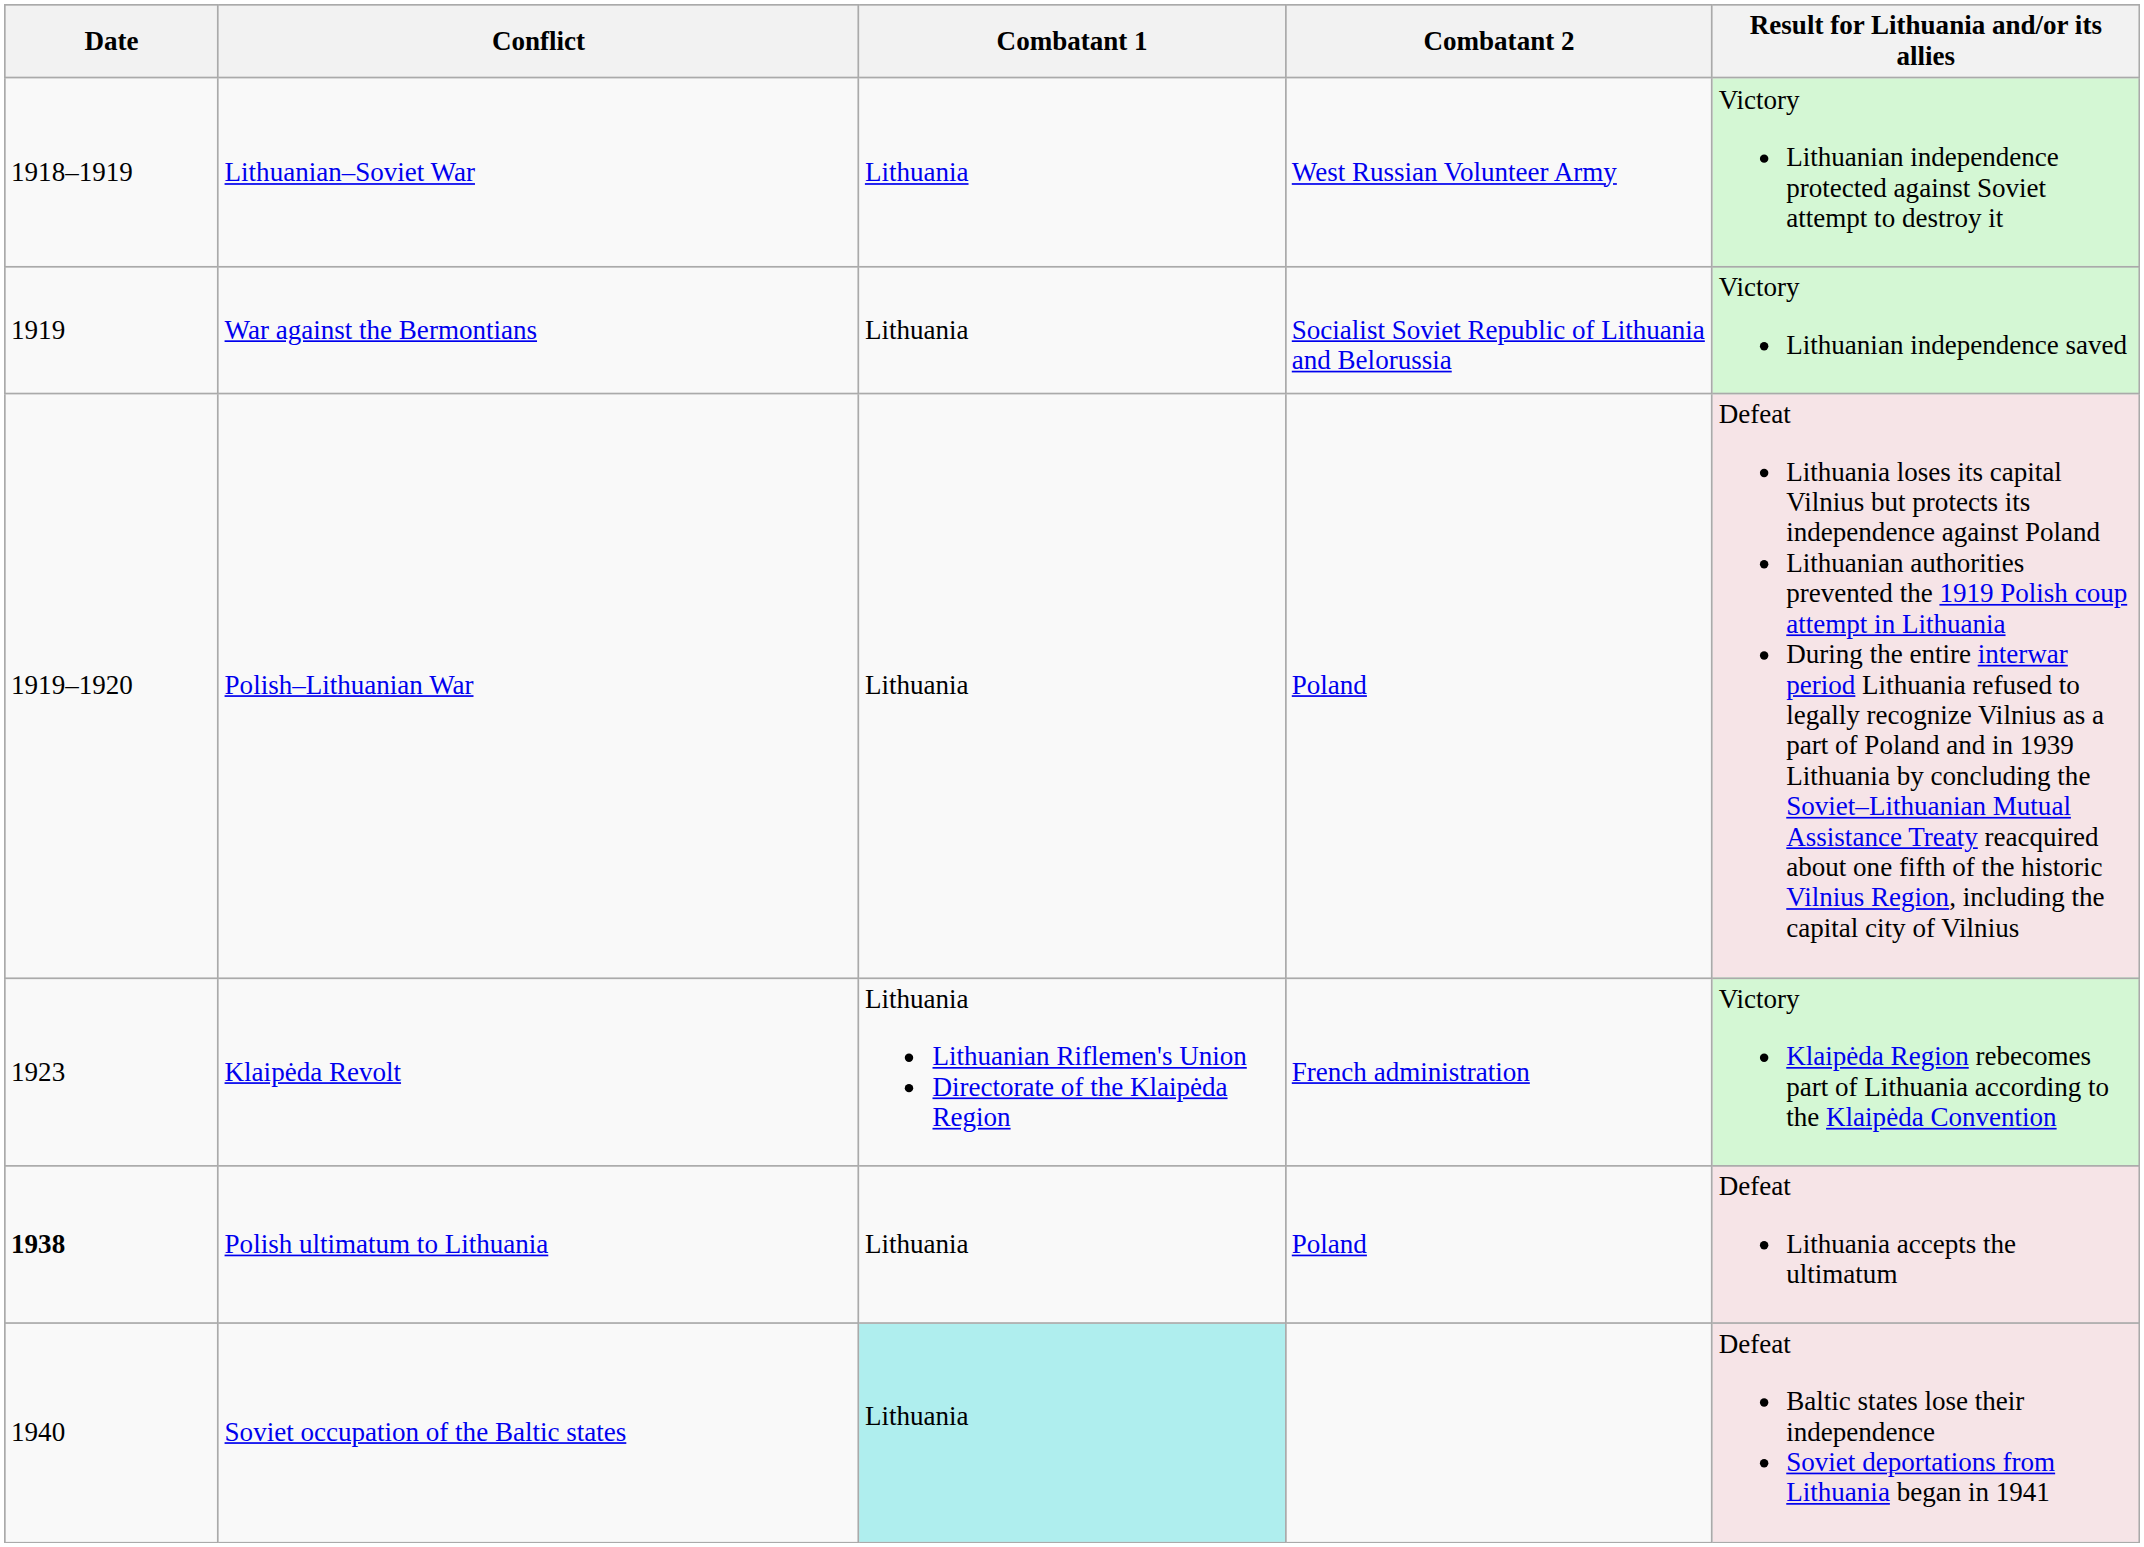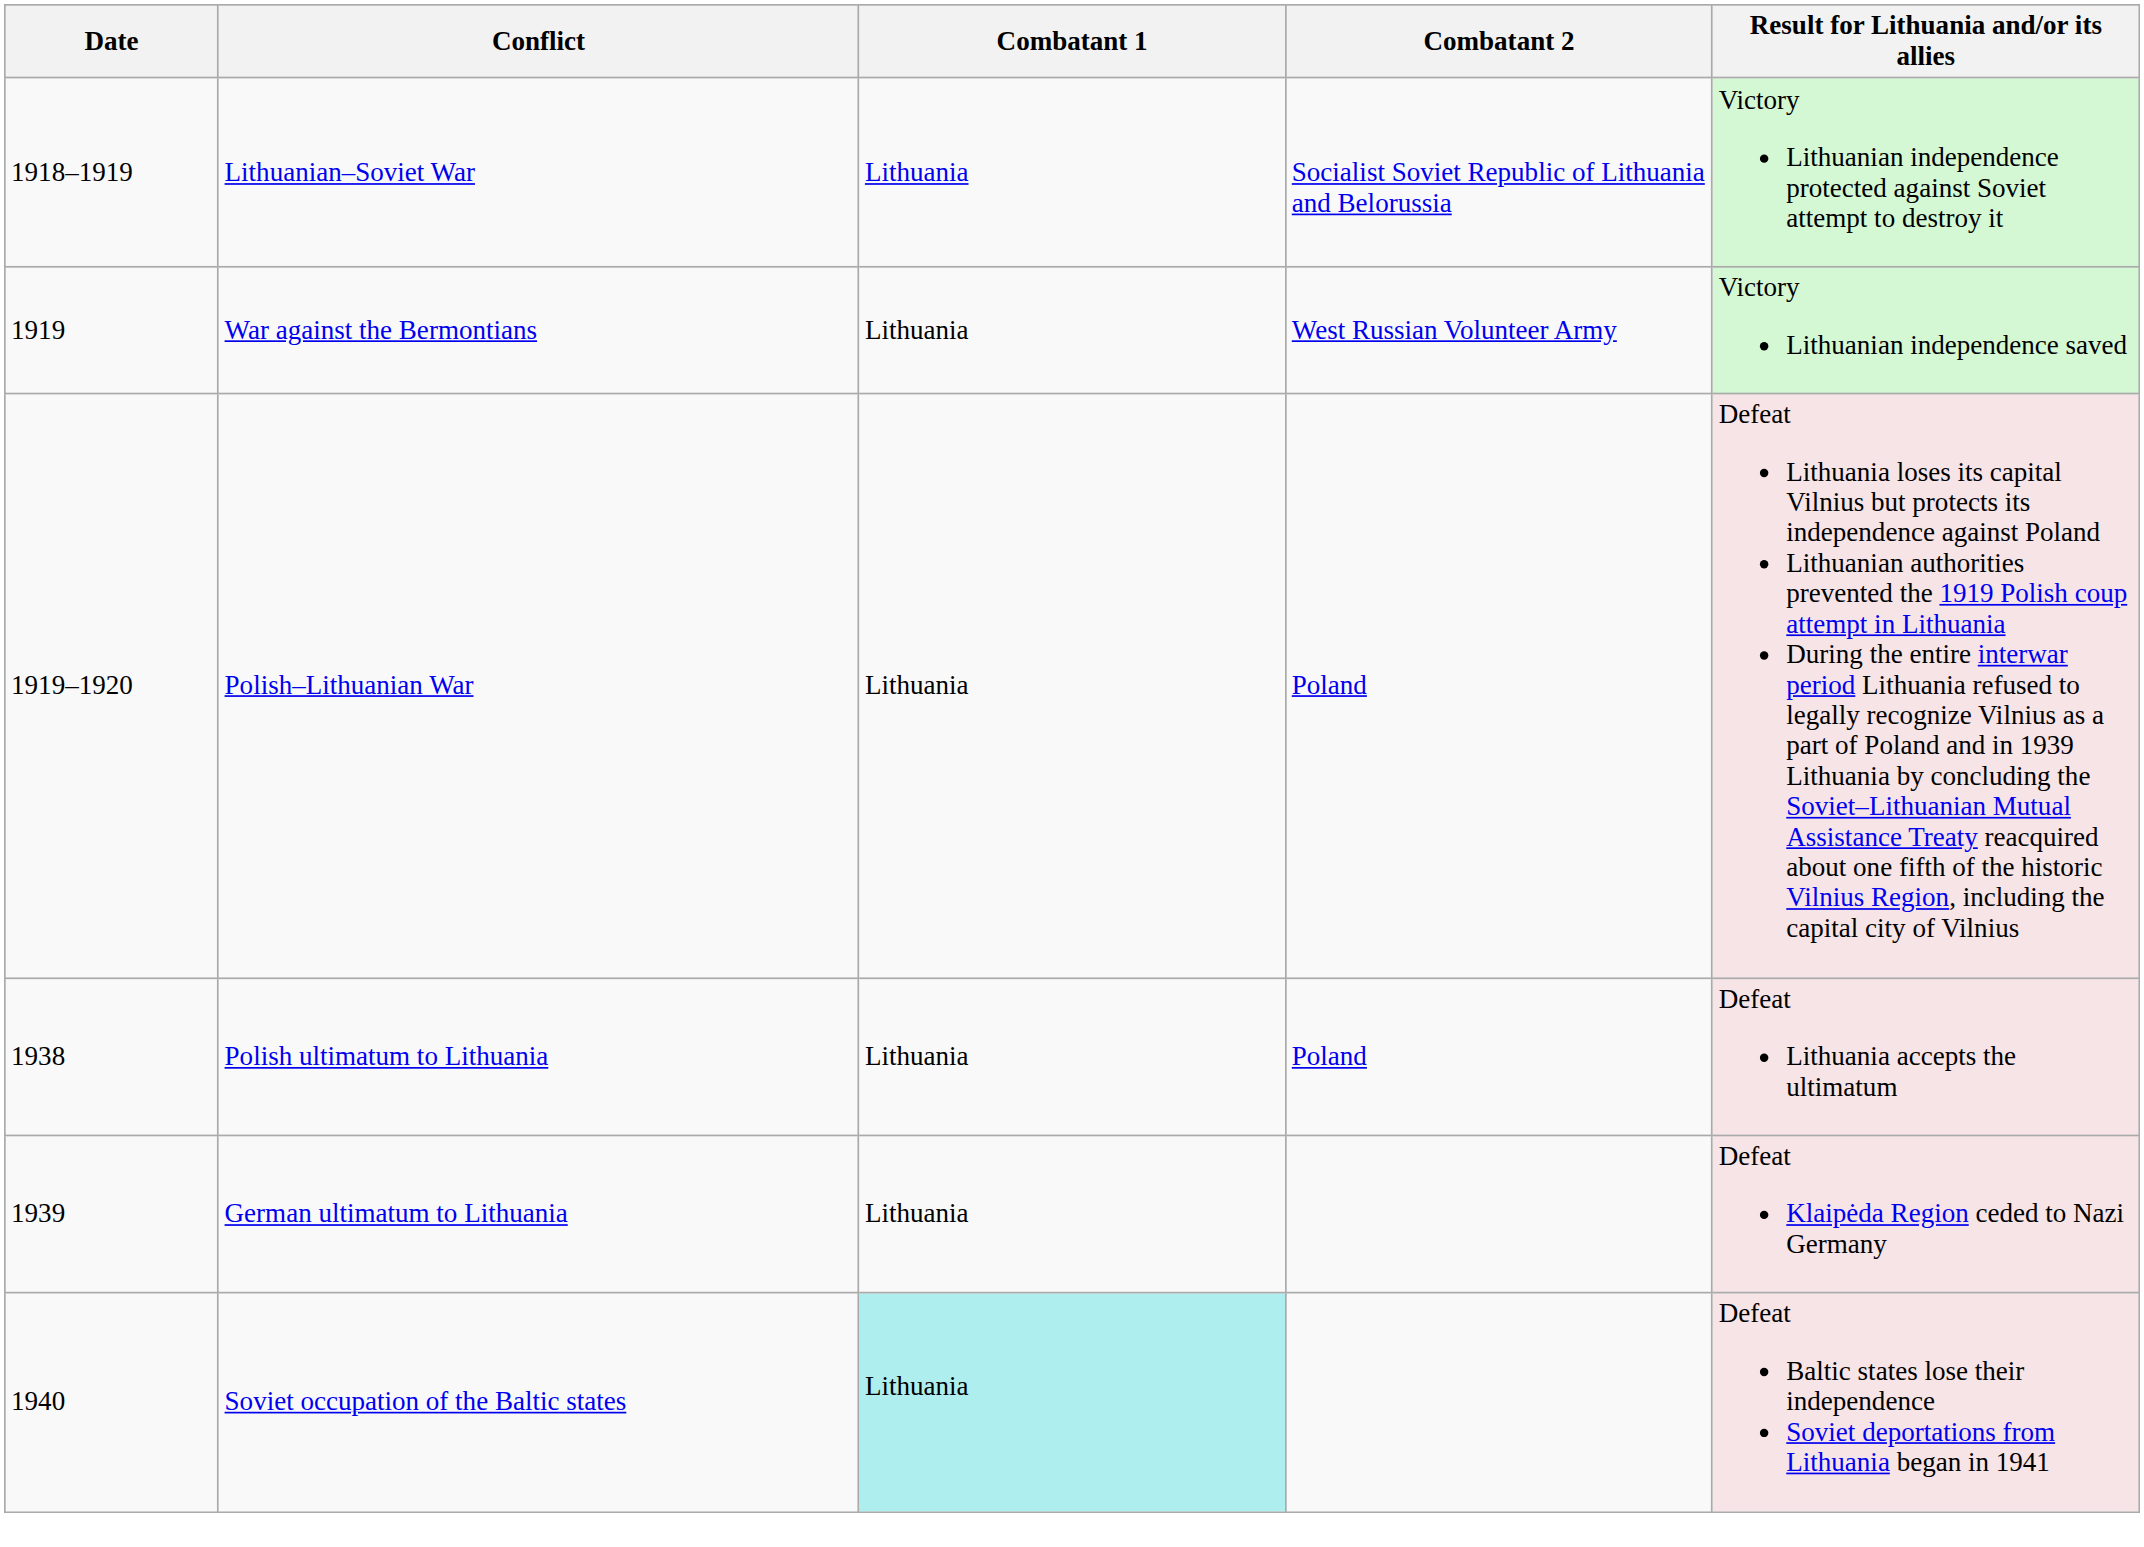(1454, 171) West Russian Volunteer Army -> (1498, 187) Socialist Soviet Republic of Lithuania and Belorussia
(1498, 344) Socialist Soviet Republic of Lithuania and Belorussia -> (1454, 329) West Russian Volunteer Army
- row: (313, 1071)
(38, 1244) bold -> (38, 1055) normal
+ row: (396, 1213)
